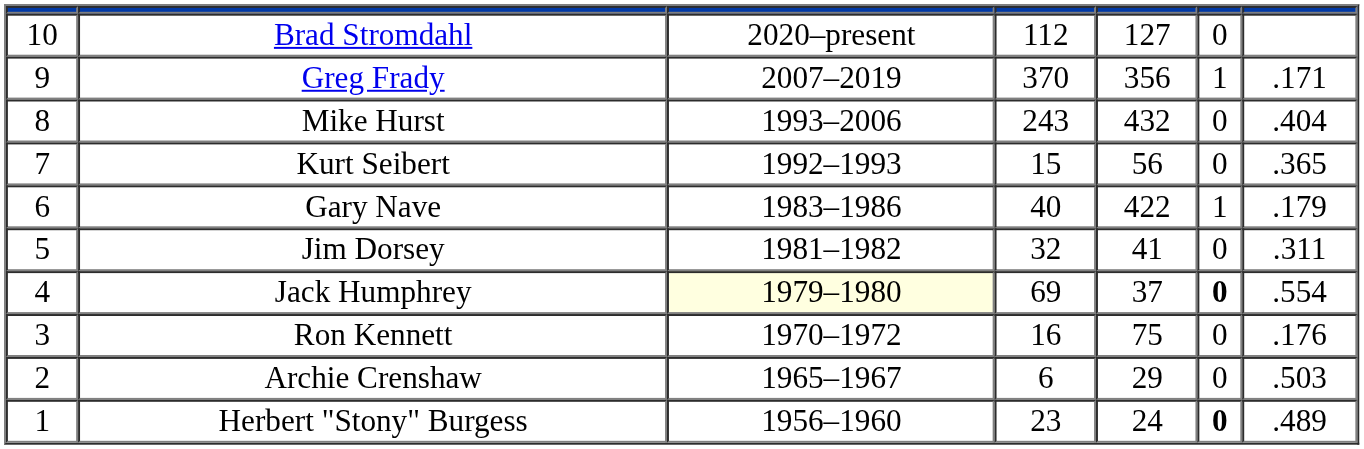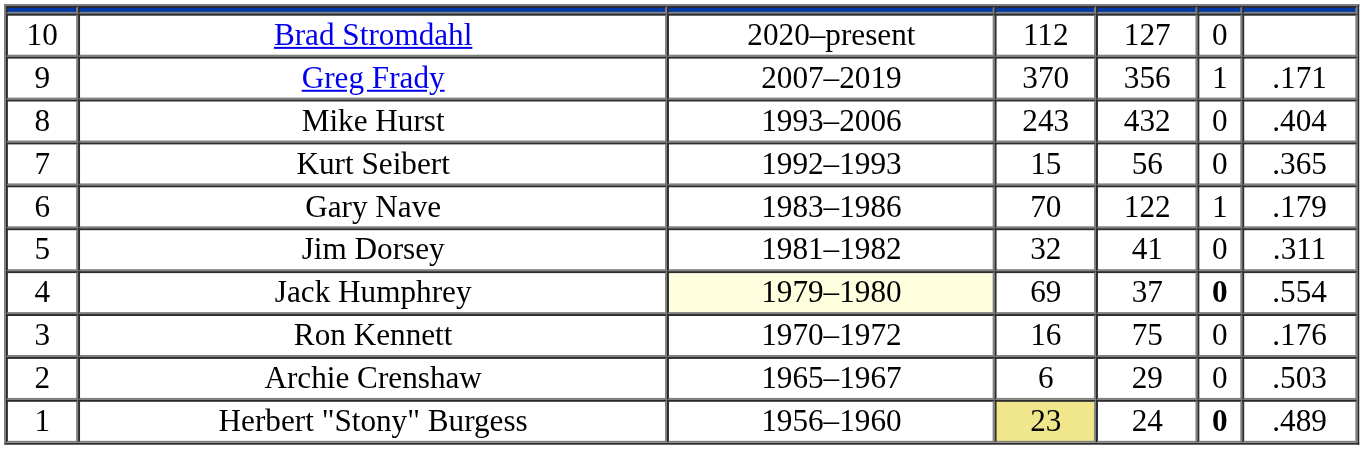(1046, 206) 40 -> (1046, 206) 70
(1147, 206) 422 -> (1147, 206) 122
(1046, 420) no background -> (1046, 420) khaki background
